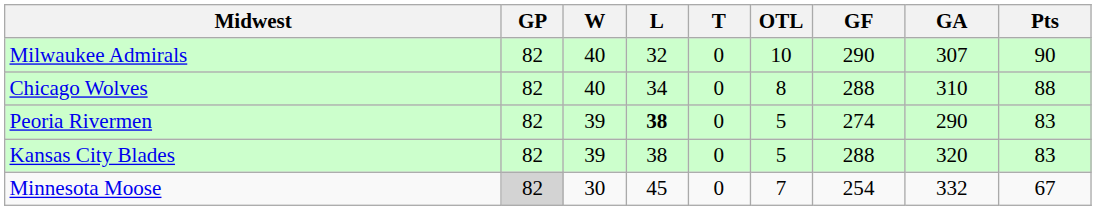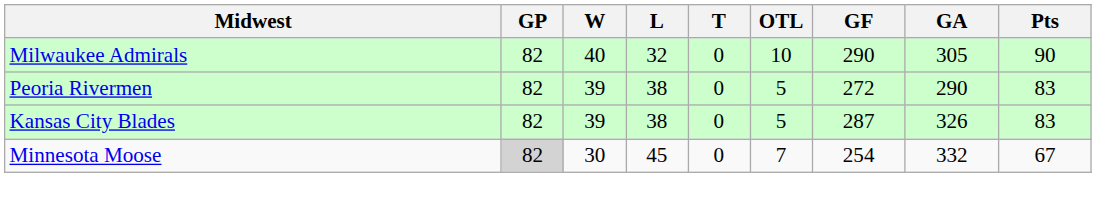(952, 54) 307 -> (952, 54) 305
- row: (79, 88)
(657, 121) bold -> (657, 88) normal
(859, 121) 274 -> (859, 88) 272
(859, 155) 288 -> (859, 121) 287
(952, 155) 320 -> (952, 121) 326
